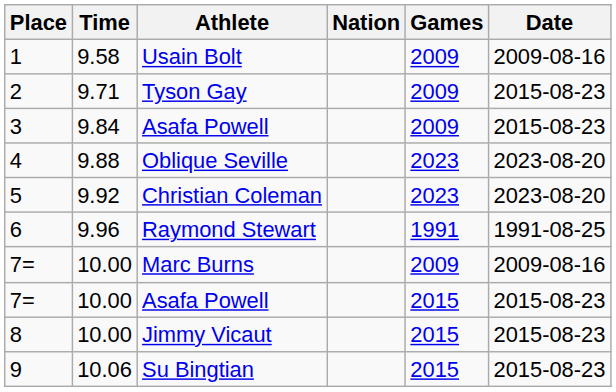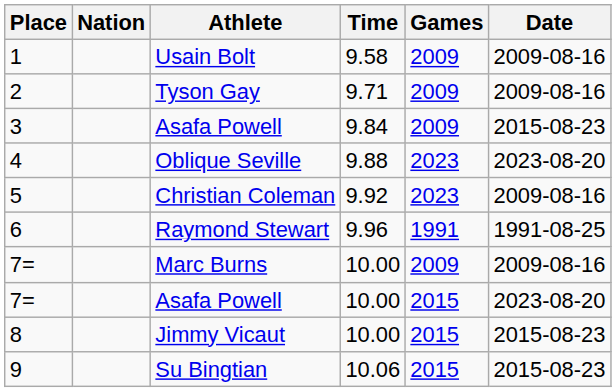columns swapped: (105, 22) <-> (366, 22)
(549, 92) 2015-08-23 -> (549, 92) 2009-08-16
(549, 195) 2023-08-20 -> (549, 195) 2009-08-16
(549, 299) 2015-08-23 -> (549, 299) 2023-08-20
